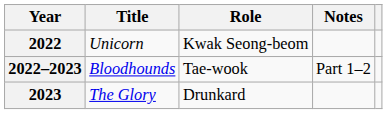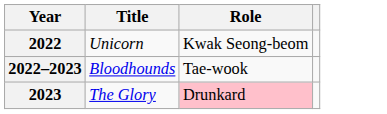- column: (343, 17)
(214, 95) no background -> (214, 95) pink background
